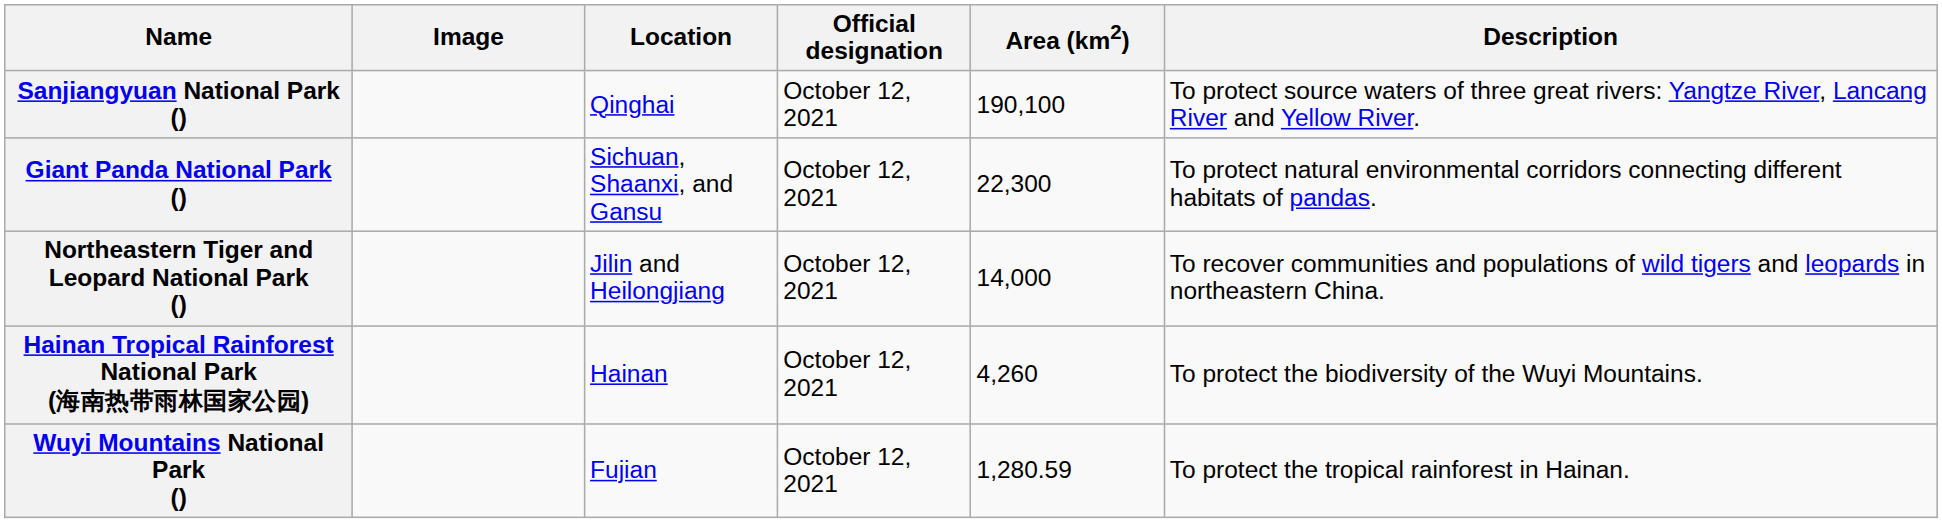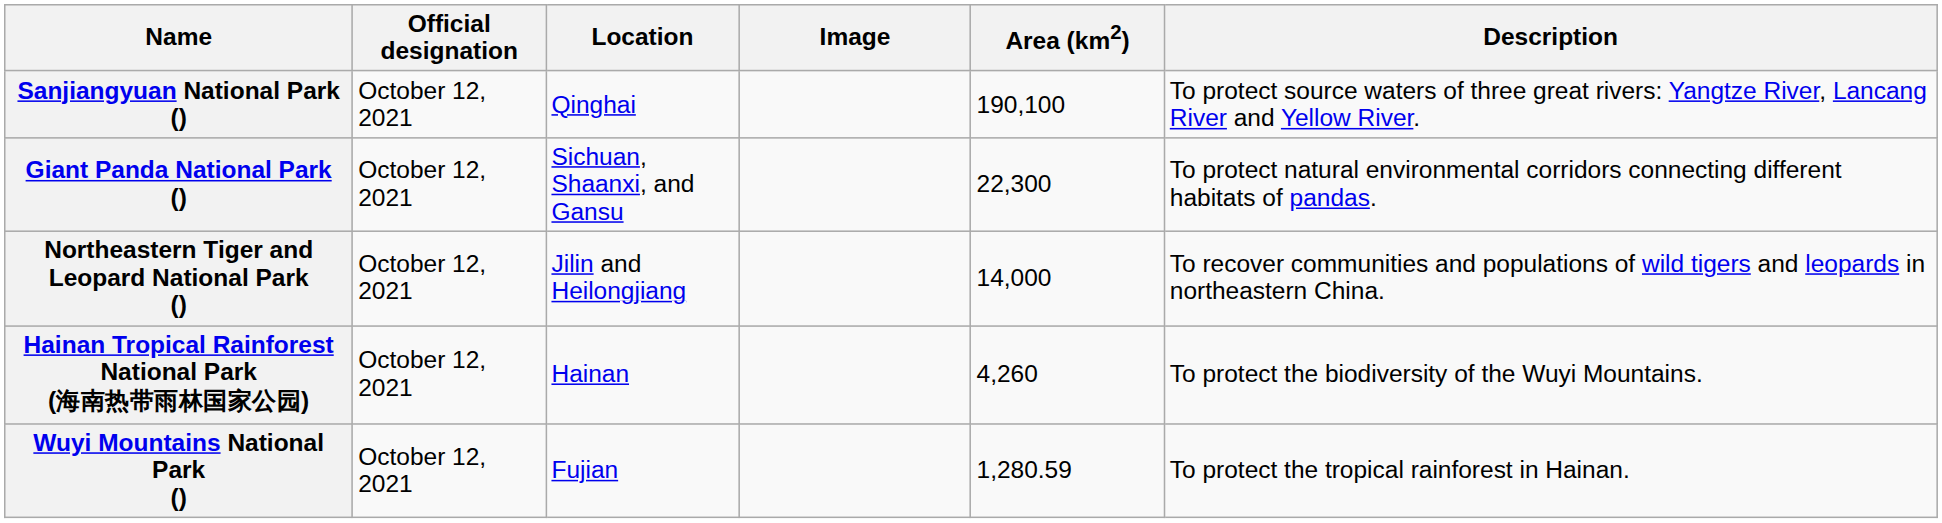columns swapped: (468, 37) <-> (874, 37)
